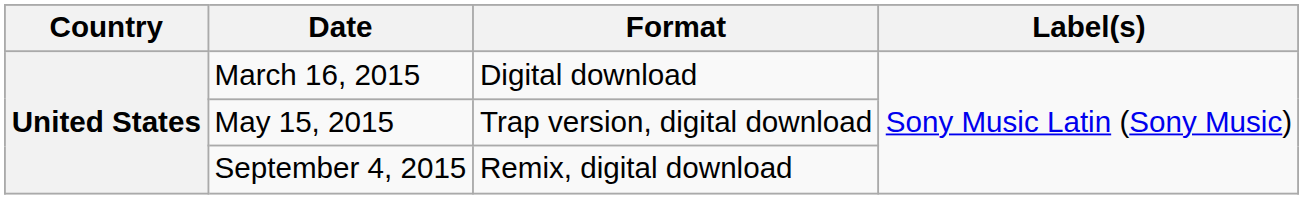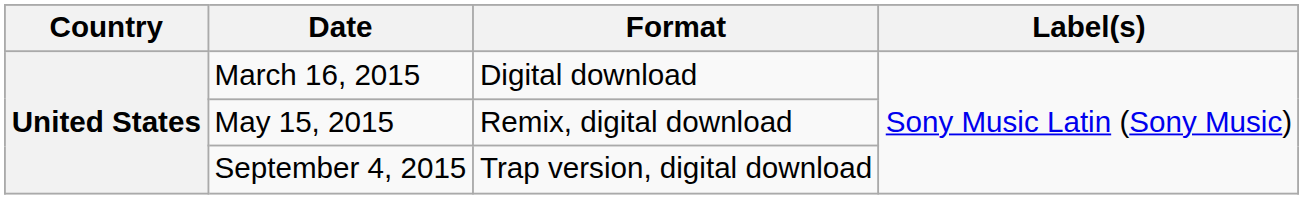(676, 121) Trap version, digital download -> (636, 121) Remix, digital download
(636, 168) Remix, digital download -> (676, 168) Trap version, digital download
